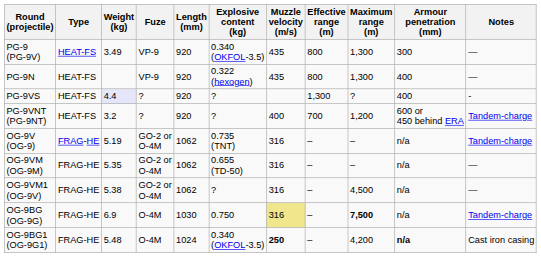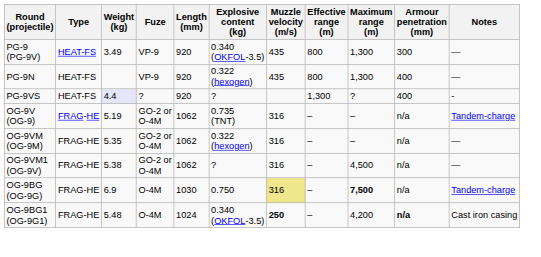- row: (26, 116)
(227, 166) 0.655 (TD-50) -> (232, 141) 0.322 (hexogen)
